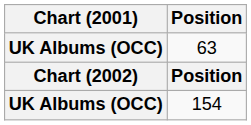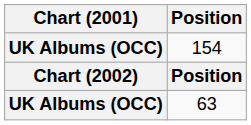rows swapped: (207, 47) <-> (207, 104)
